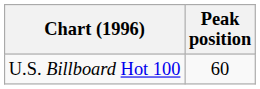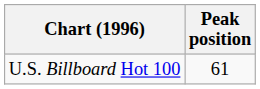(220, 68) 60 -> (220, 68) 61
